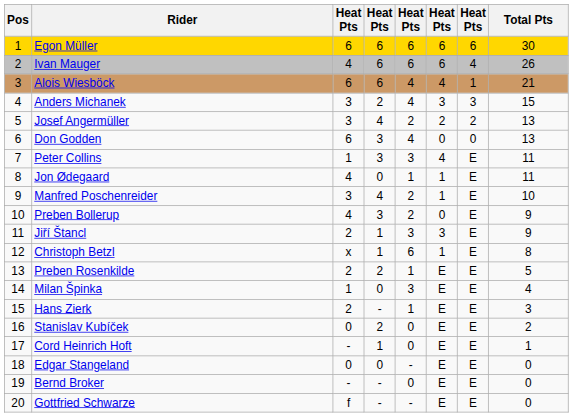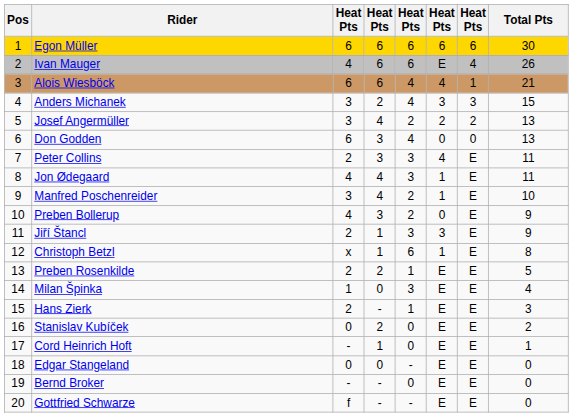(442, 64) 6 -> (442, 64) E
(349, 158) 1 -> (349, 158) 2
(380, 177) 0 -> (380, 177) 4
(411, 177) 1 -> (411, 177) 3
